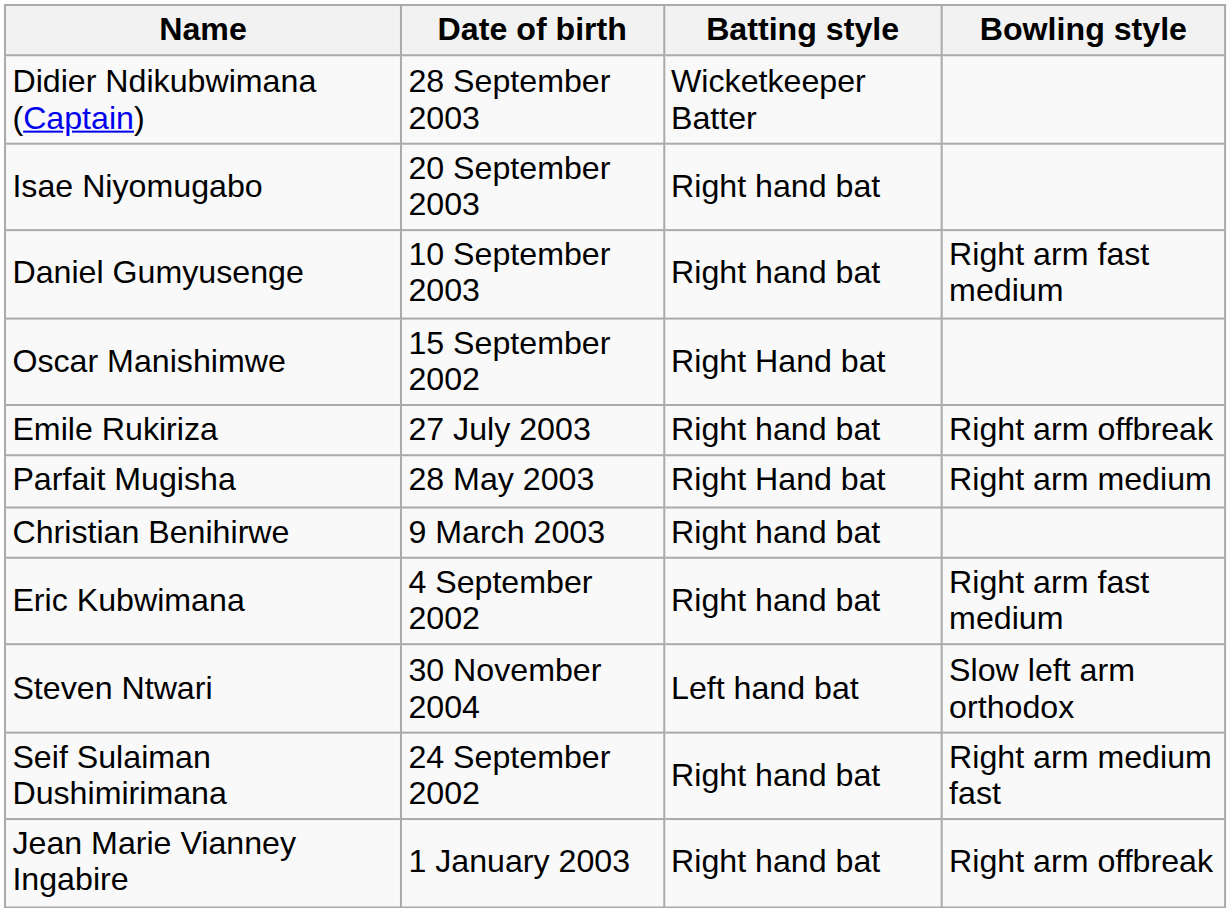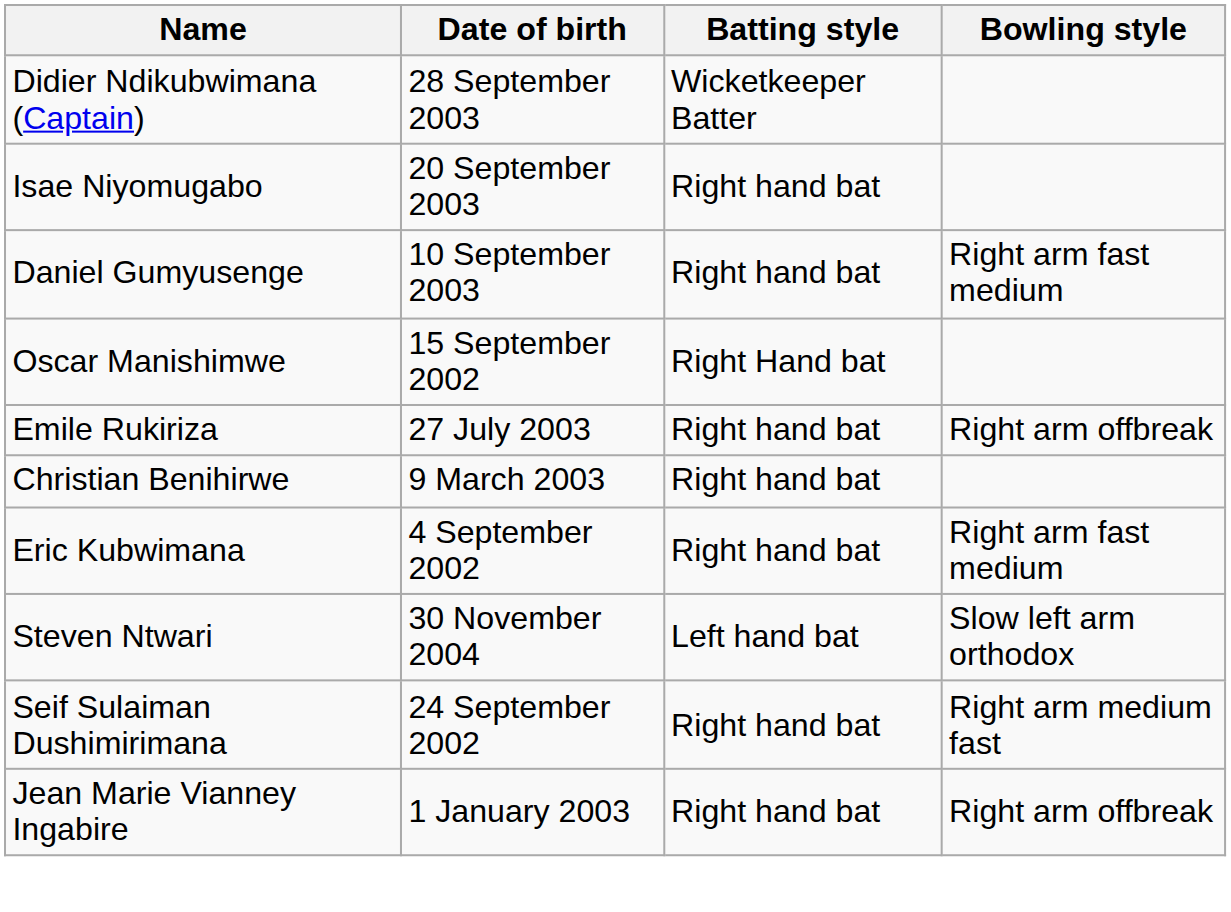- row: (124, 480)
